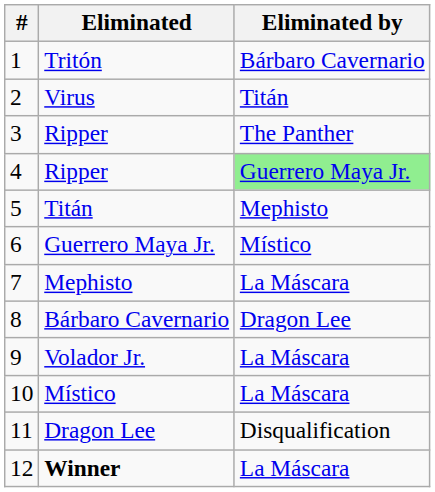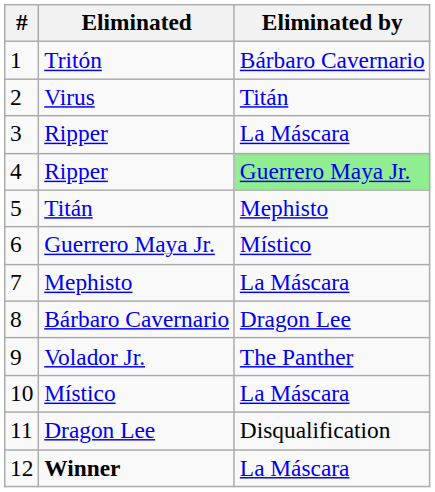(297, 134) The Panther -> (295, 134) La Máscara
(295, 356) La Máscara -> (297, 356) The Panther
